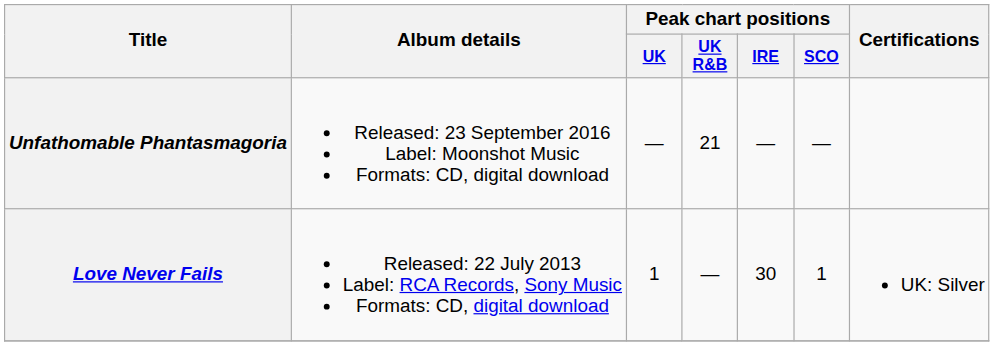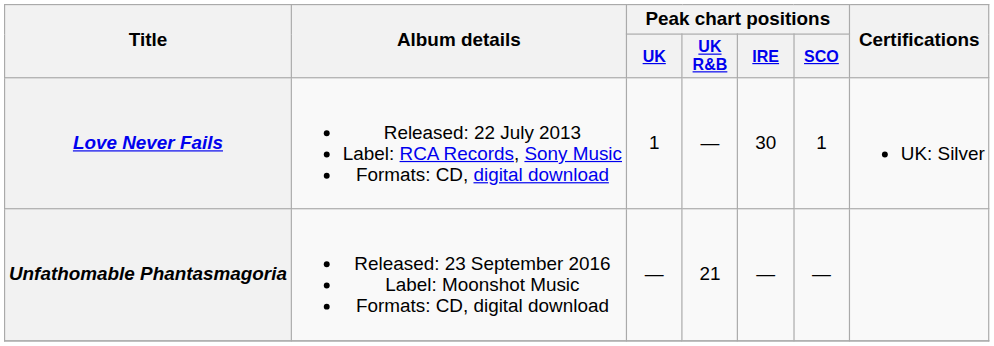rows swapped: (148, 274) <-> (148, 143)
